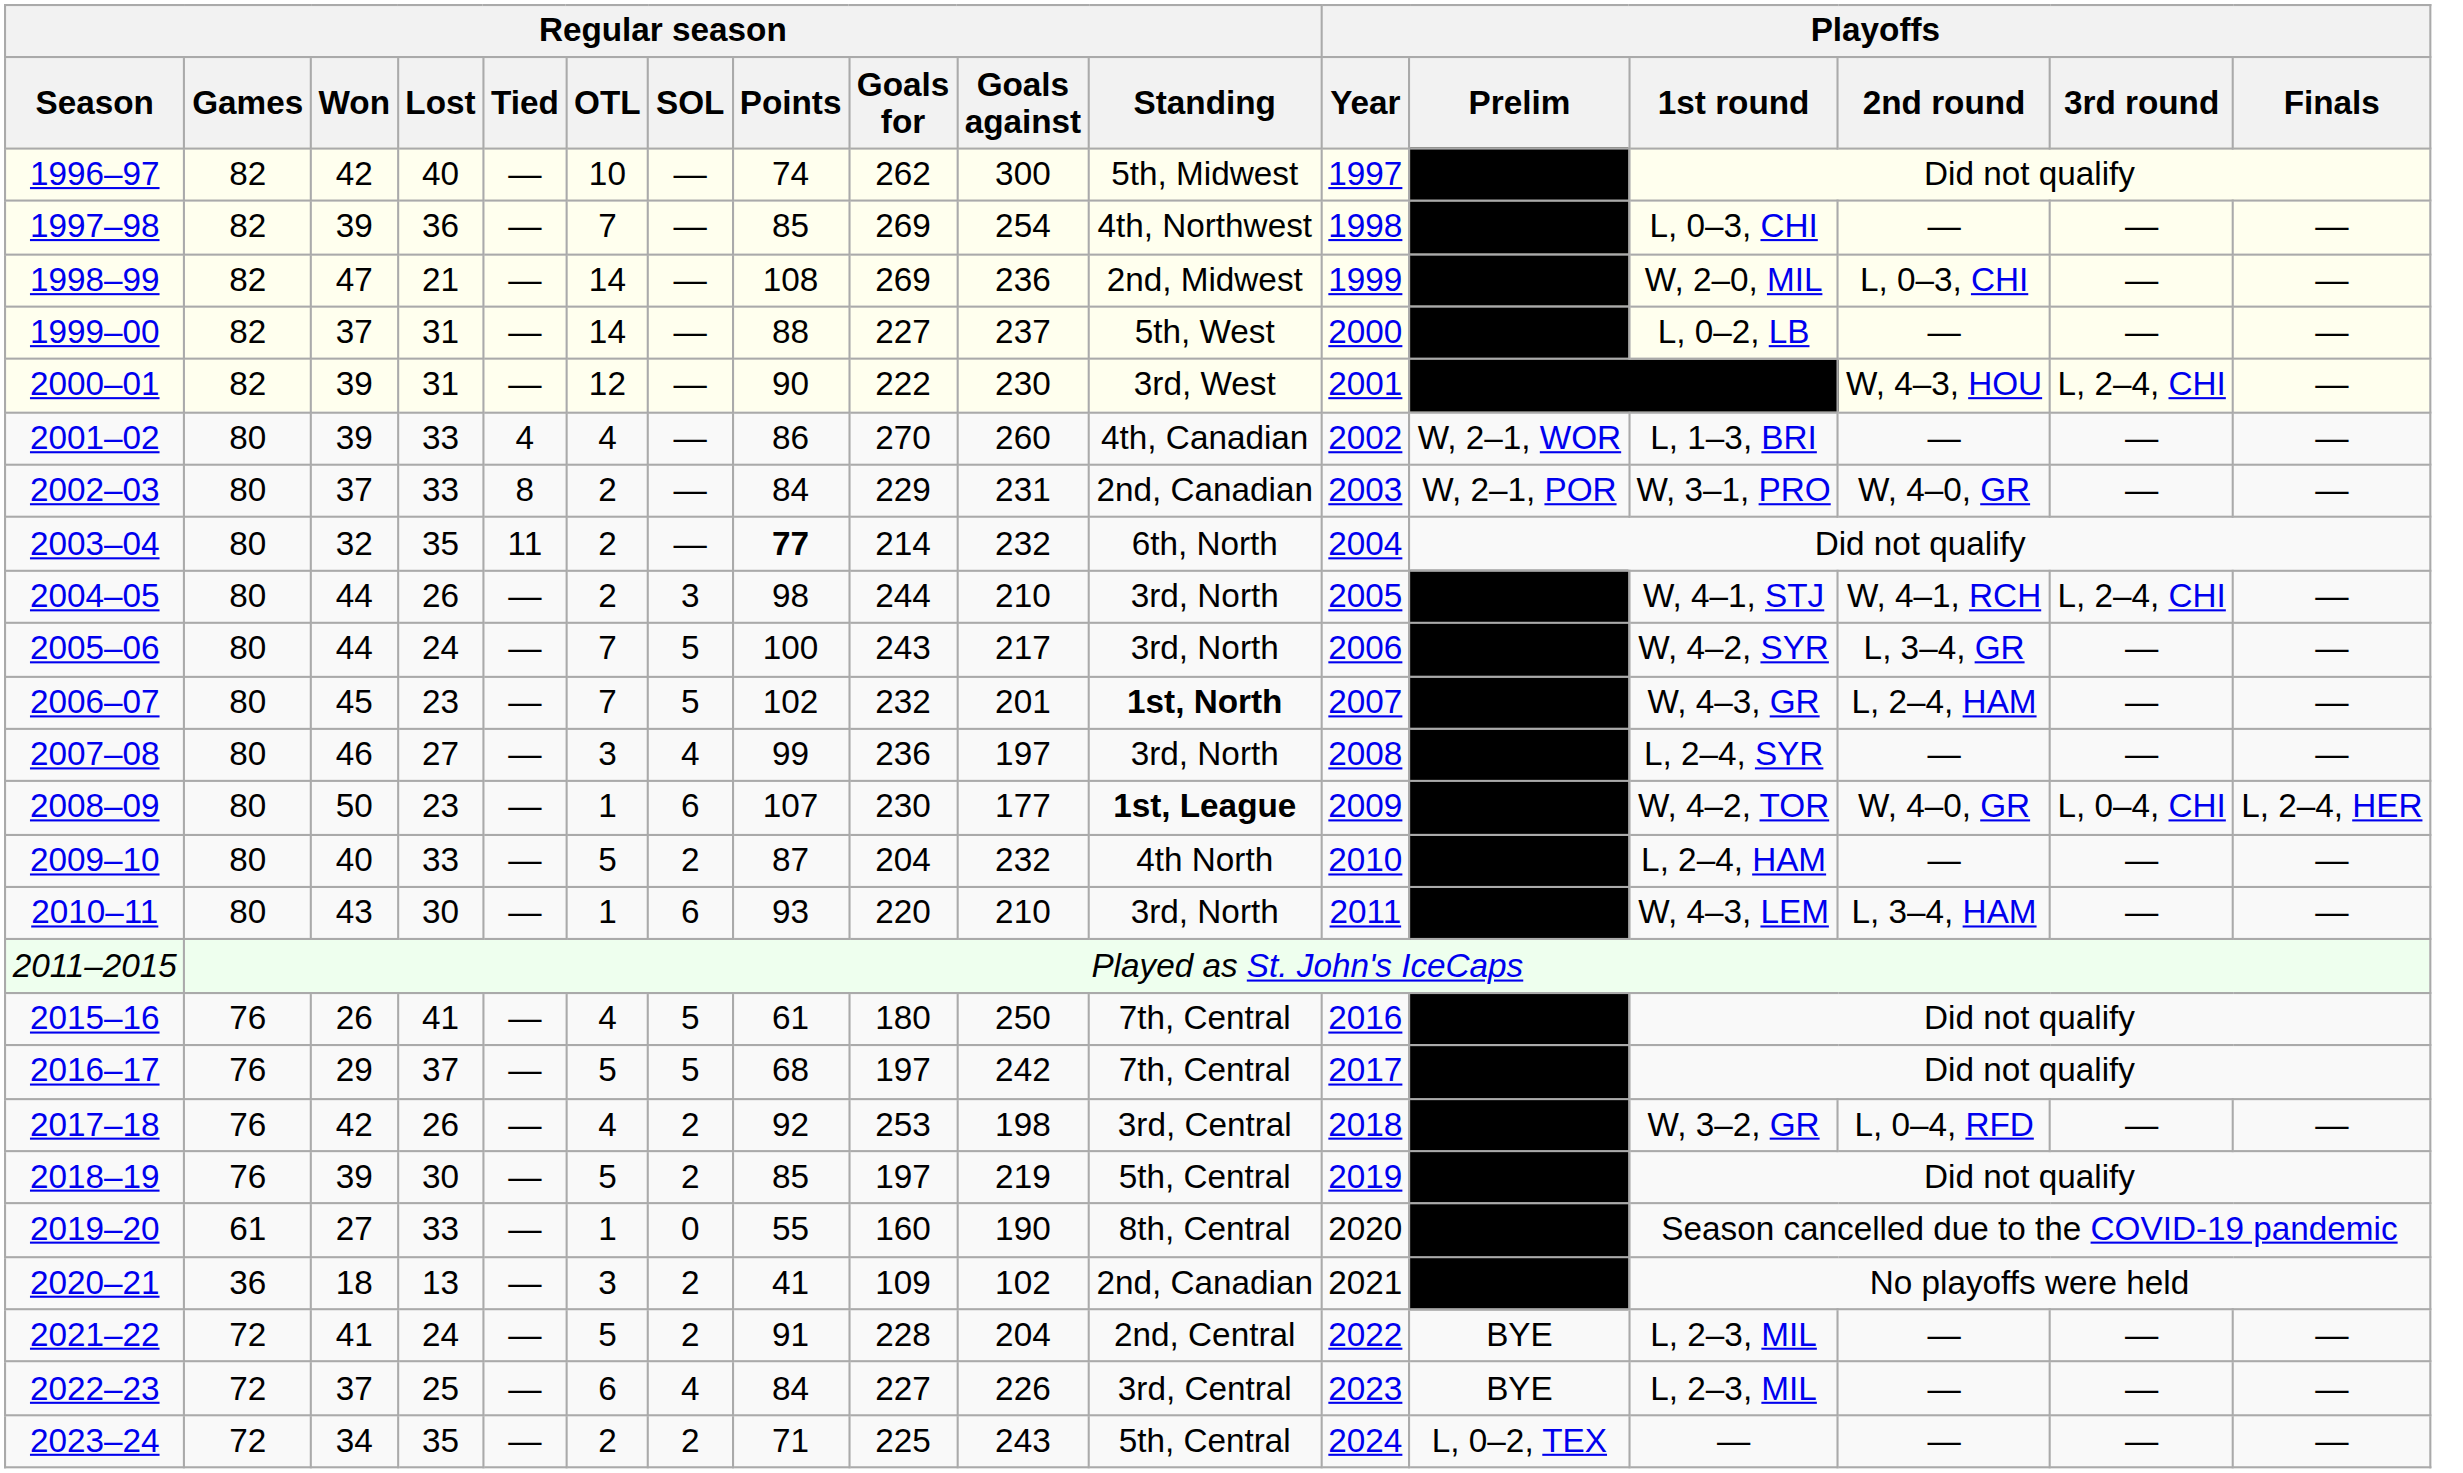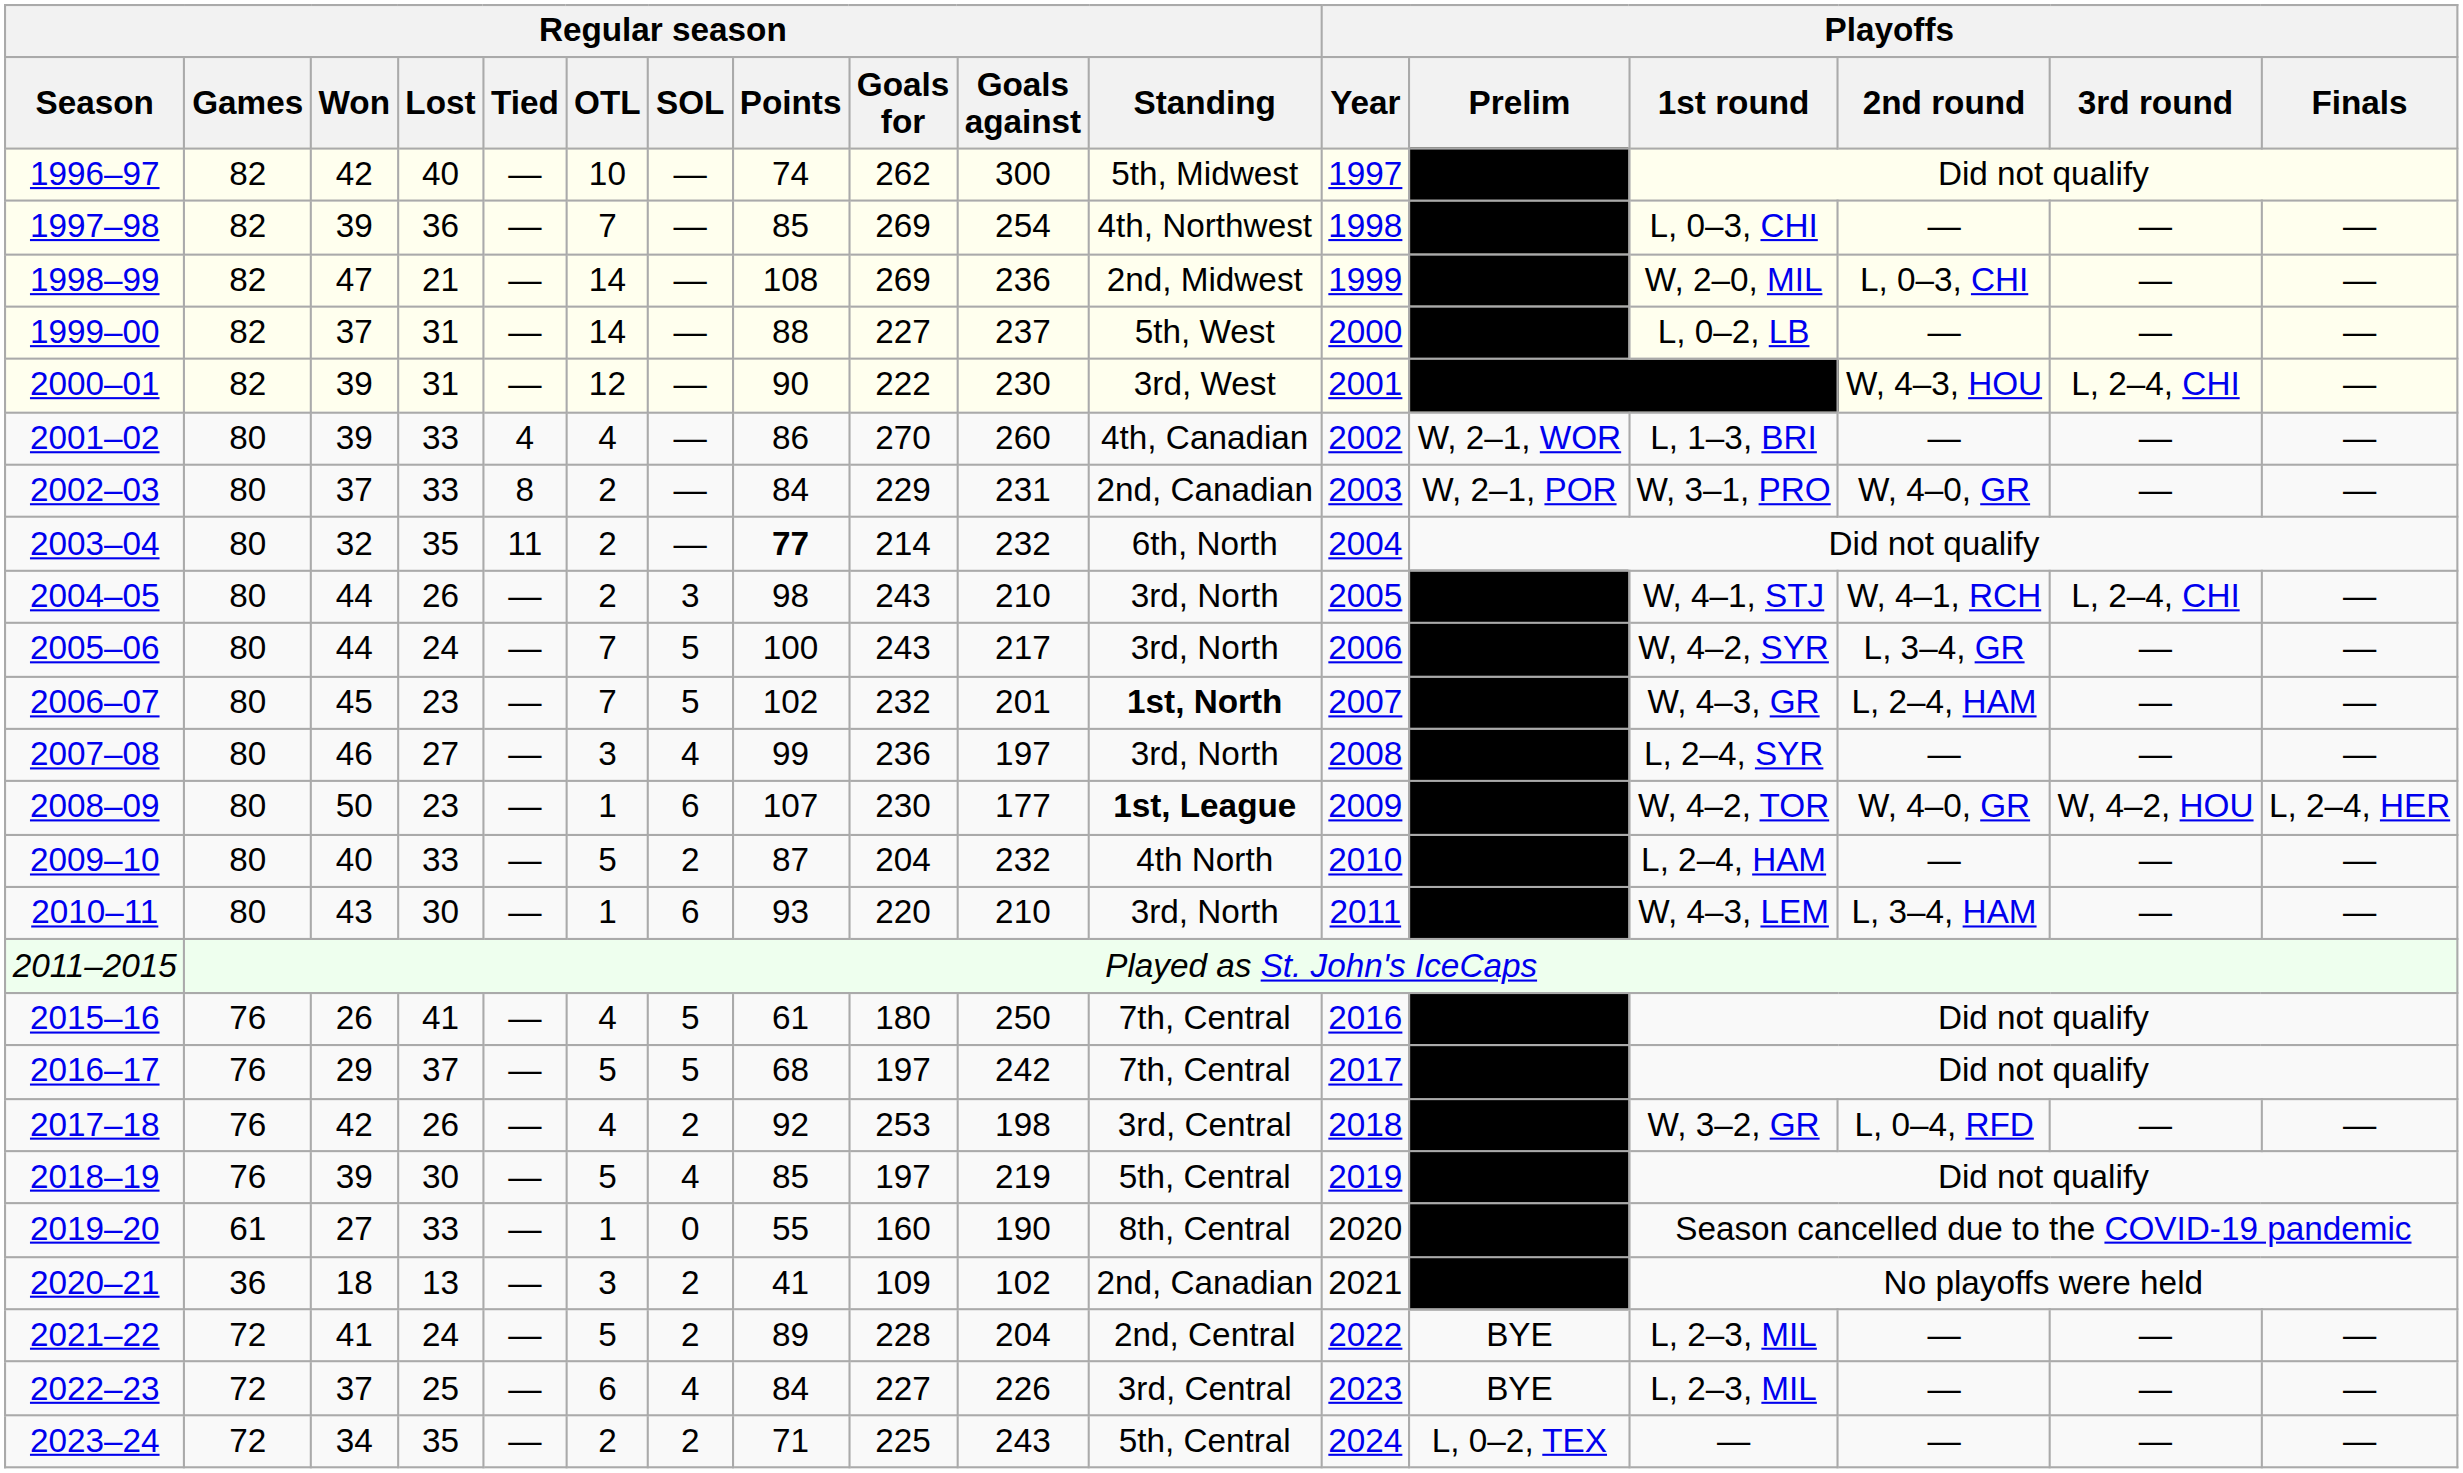(903, 596) 244 -> (903, 596) 243
(2142, 807) L, 0–4, CHI -> (2156, 807) W, 4–2, HOU
(690, 1176) 2 -> (690, 1176) 4
(791, 1335) 91 -> (791, 1335) 89
